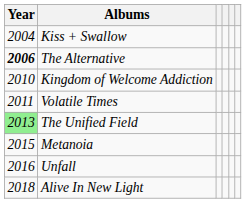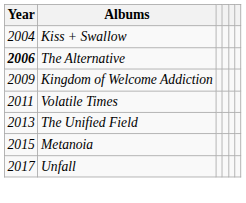(21, 79) 2010 -> (21, 79) 2009
(21, 123) lightgreen background -> (21, 123) no background
(21, 166) 2016 -> (21, 166) 2017
- row: (92, 187)
